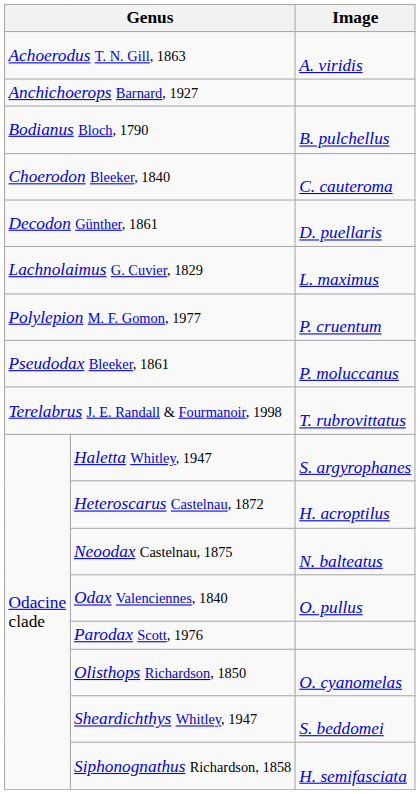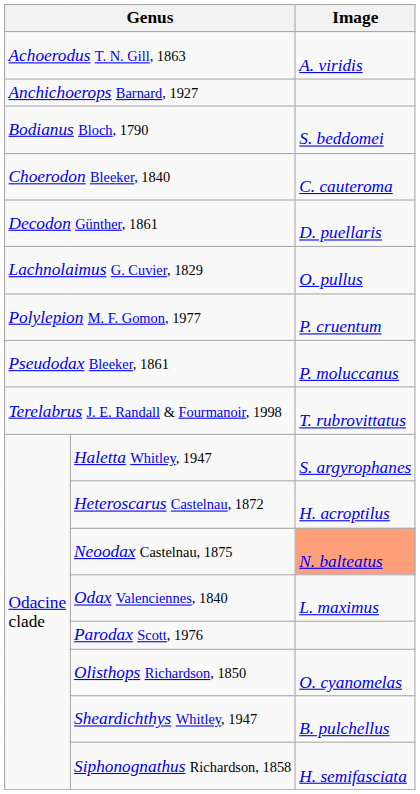(344, 139) B. pulchellus -> (342, 139) S. beddomei
(339, 279) L. maximus -> (331, 279) O. pullus
(341, 560) no background -> (341, 560) lightsalmon background
(331, 607) O. pullus -> (339, 607) L. maximus
(342, 728) S. beddomei -> (344, 728) B. pulchellus
